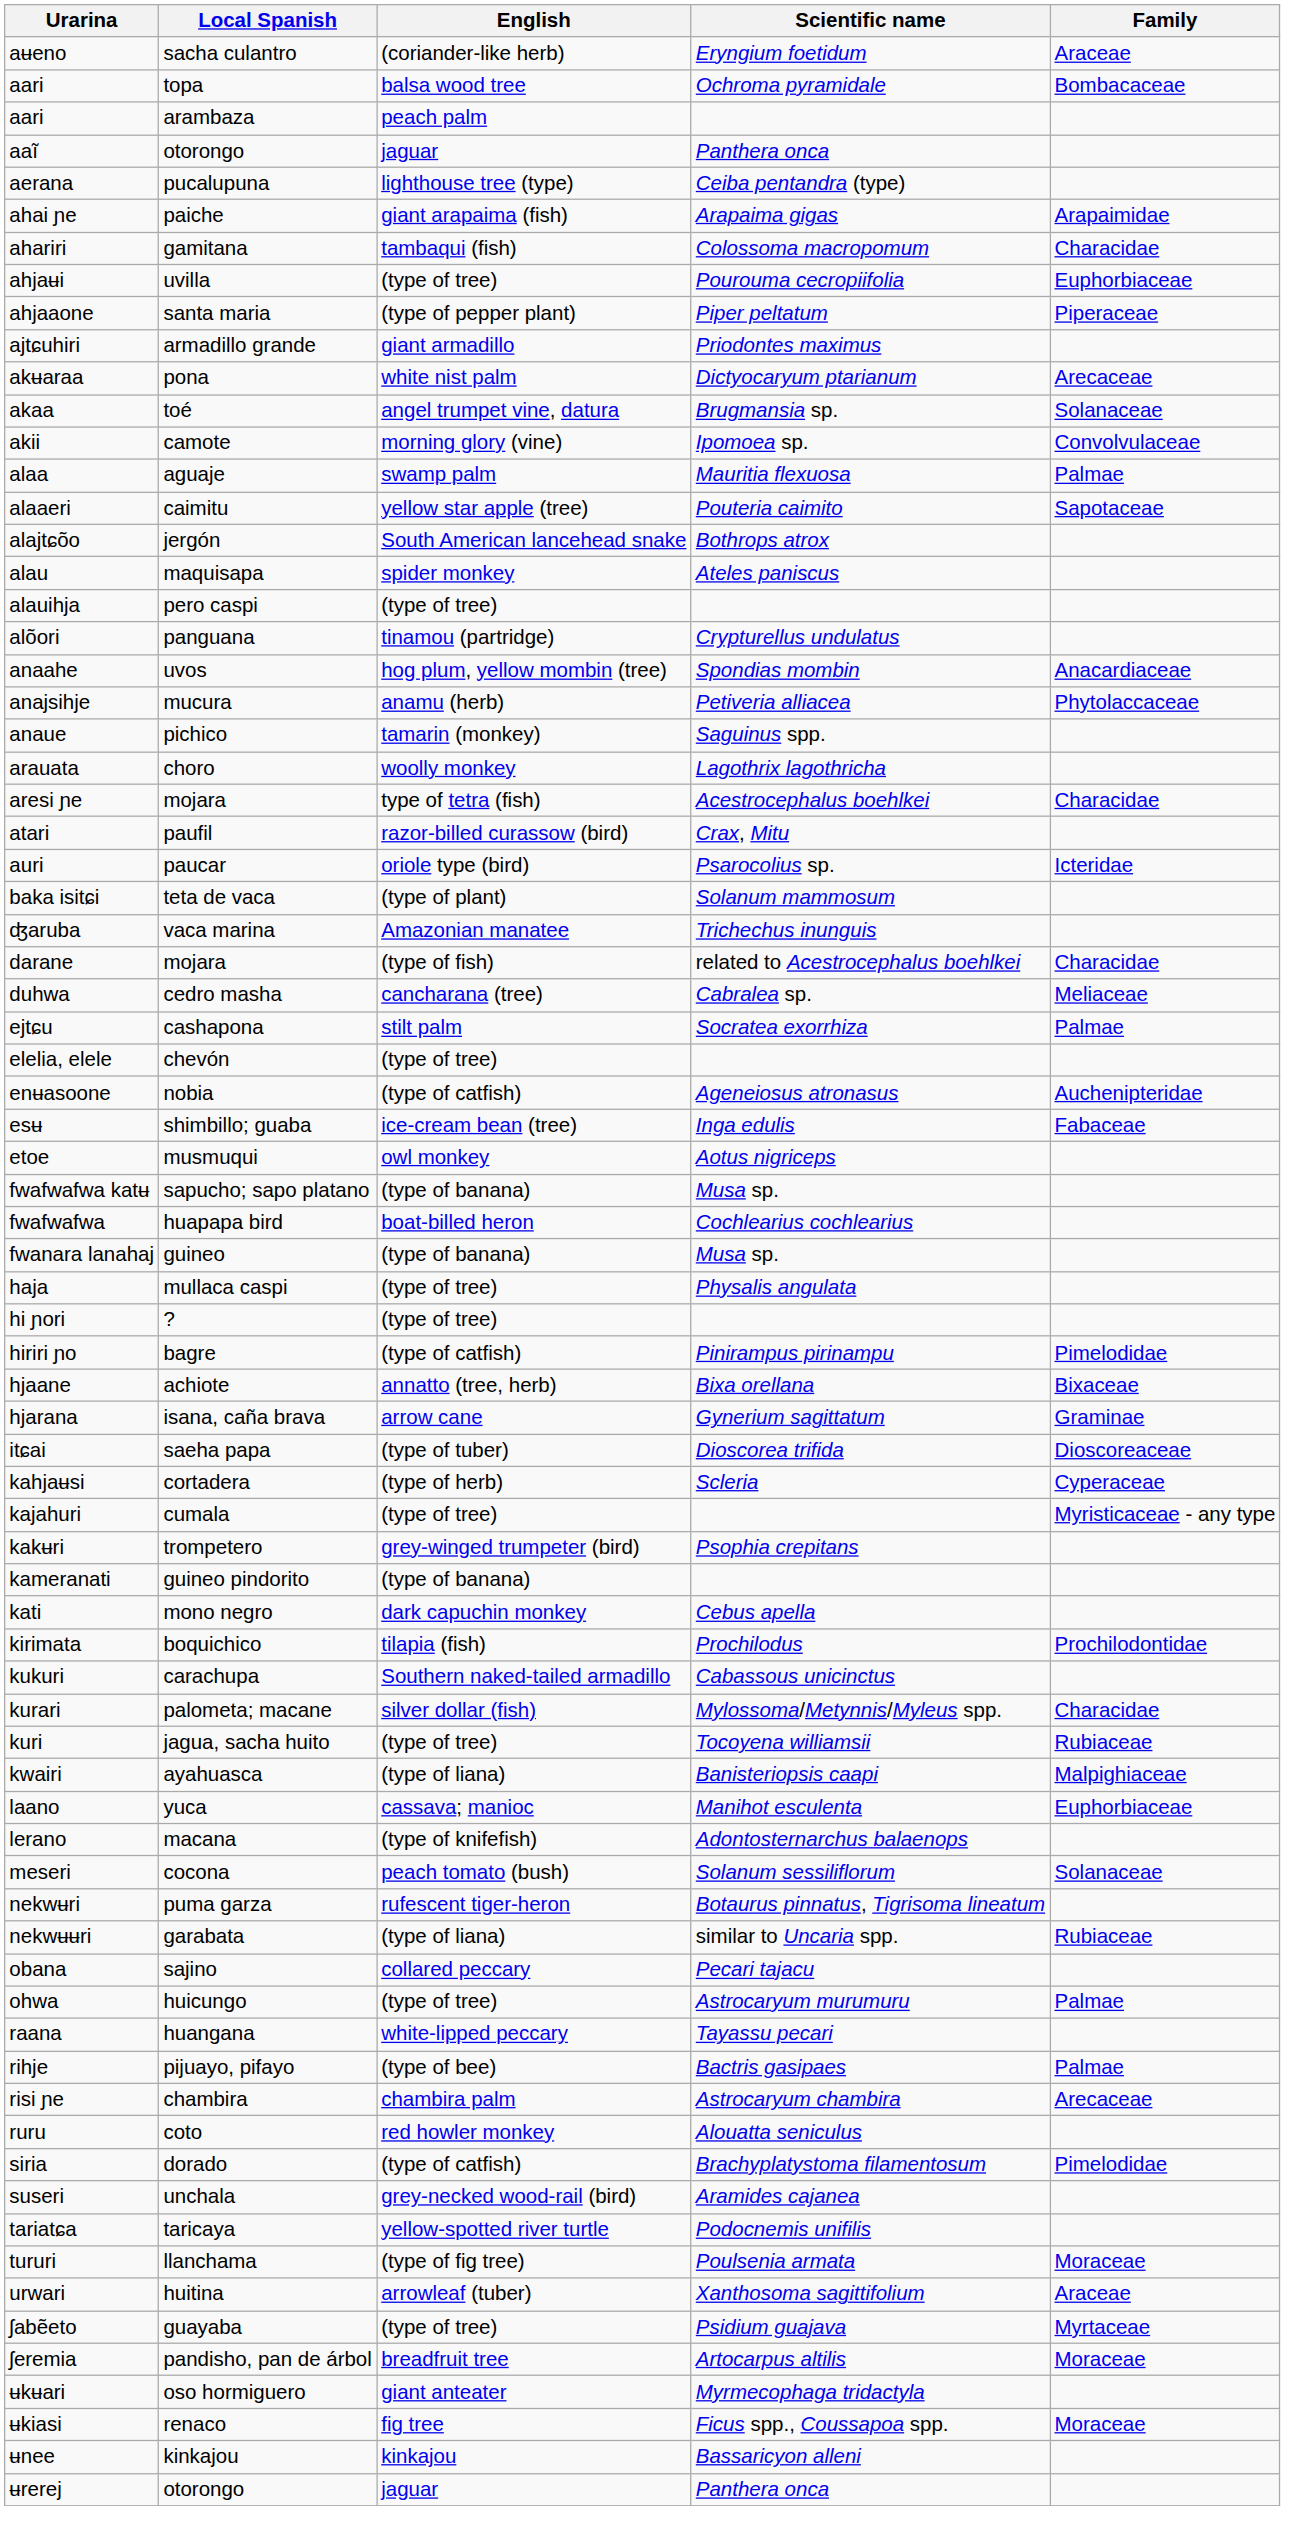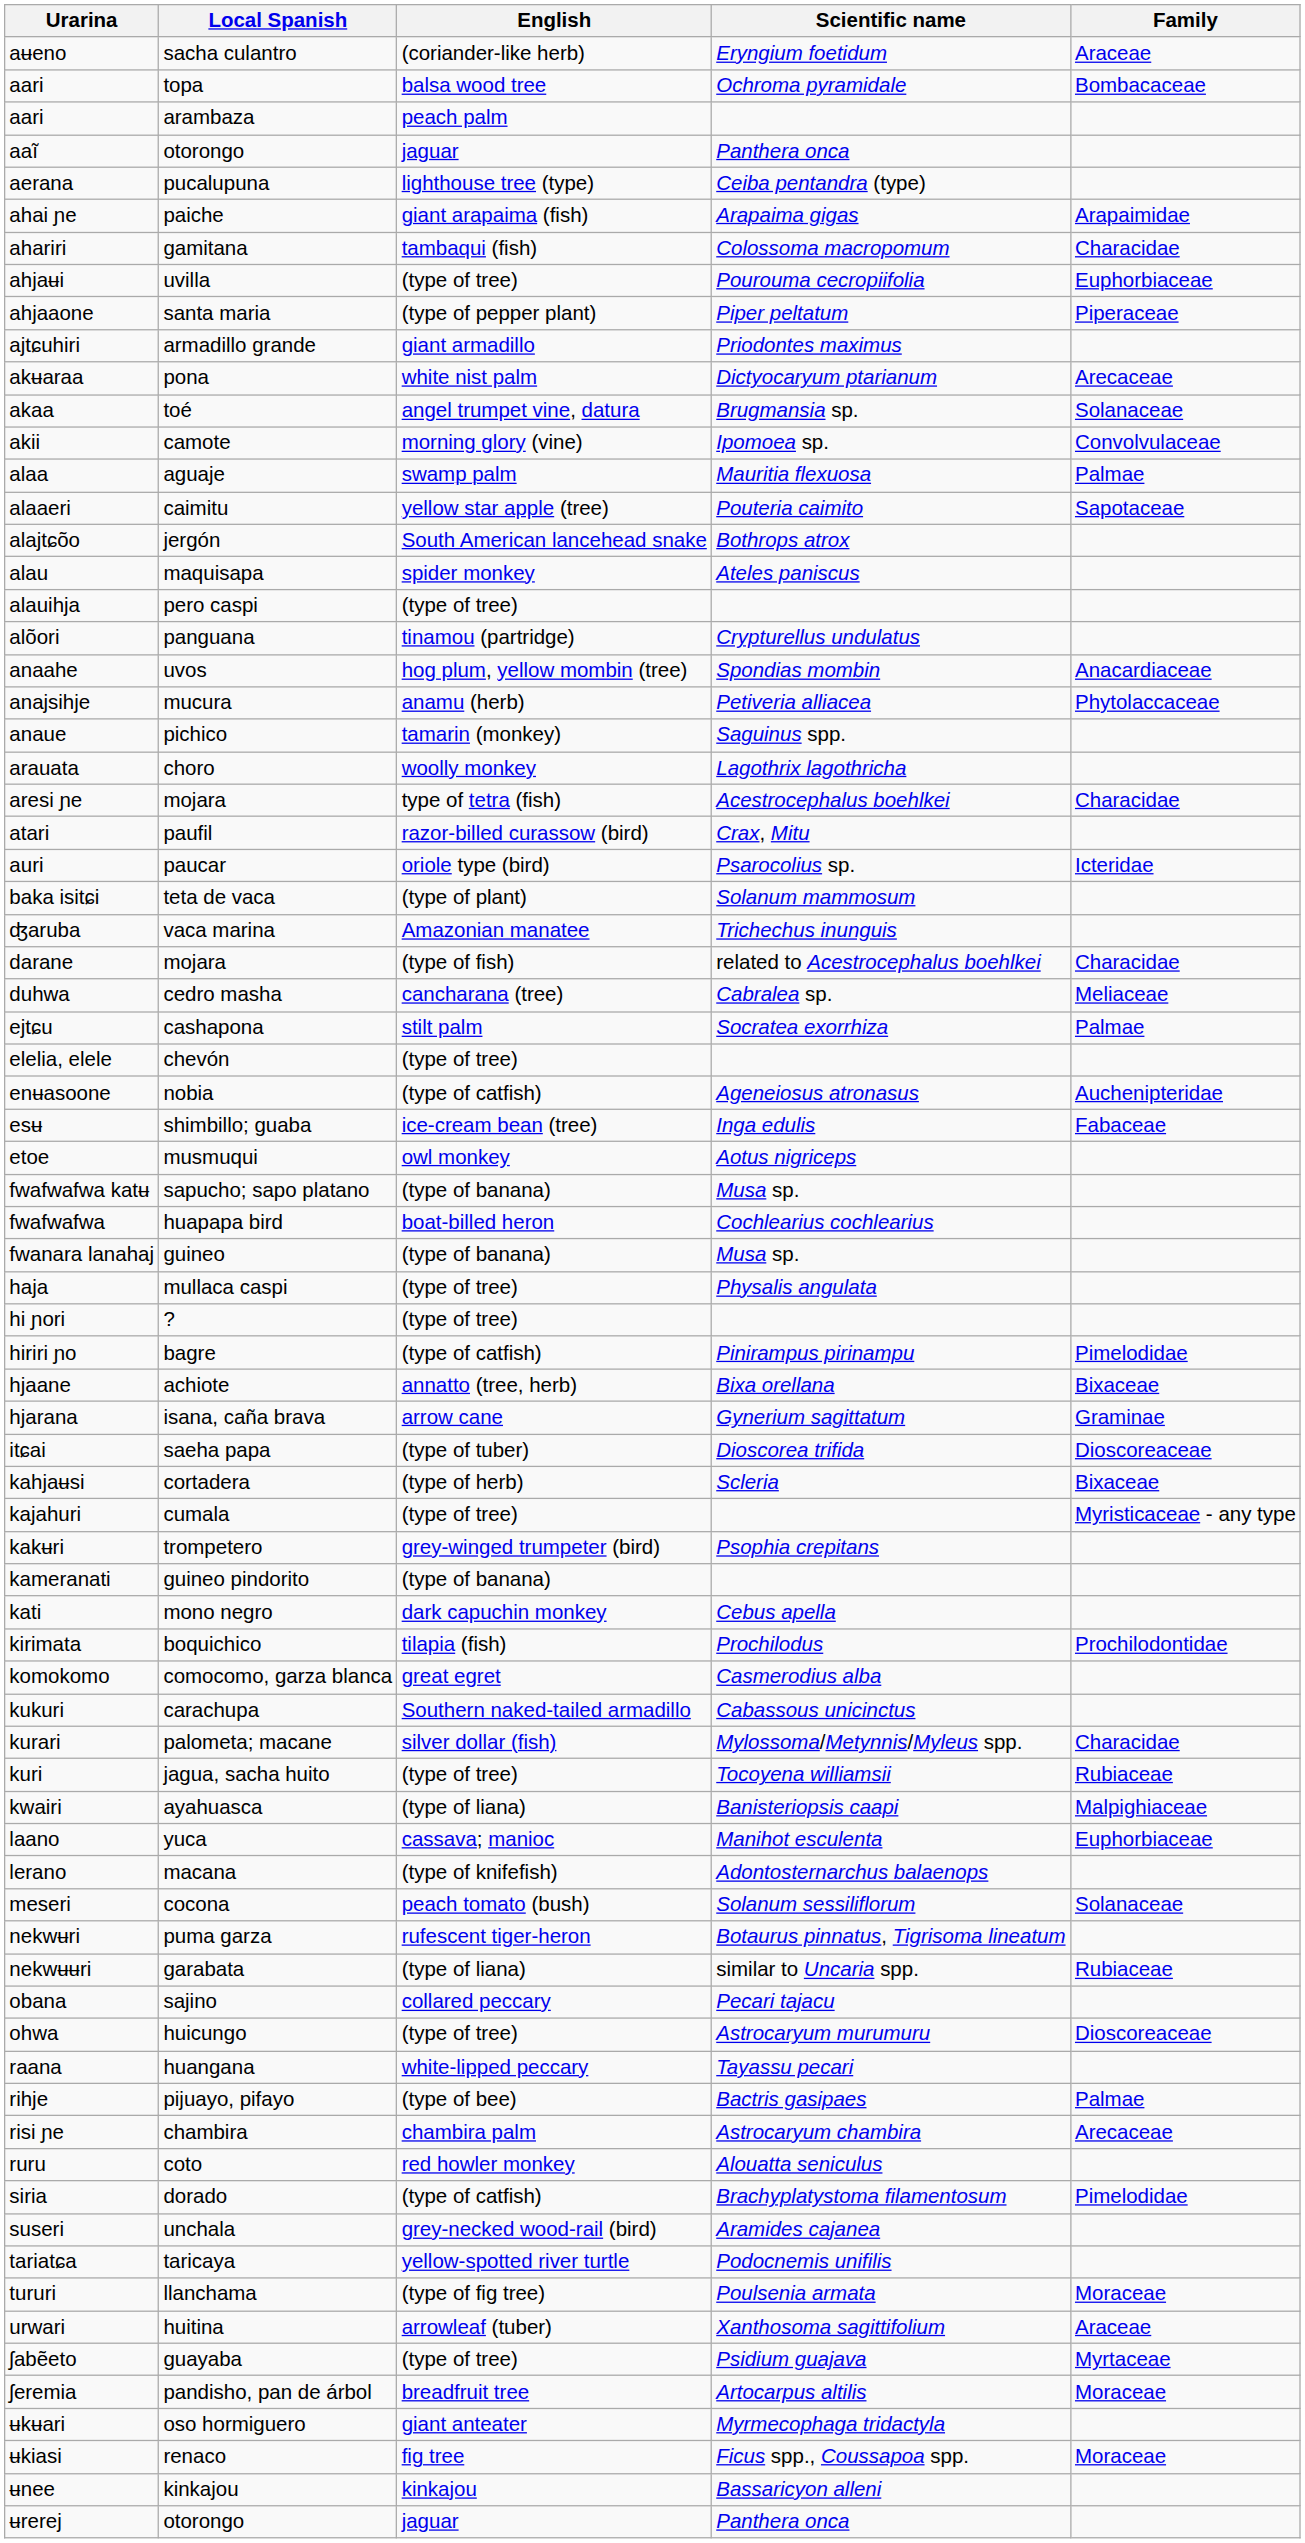(1110, 1482) Cyperaceae -> (1117, 1482) Bixaceae
+ row: (59, 1677)
(1089, 2002) Palmae -> (1143, 2034) Dioscoreaceae
